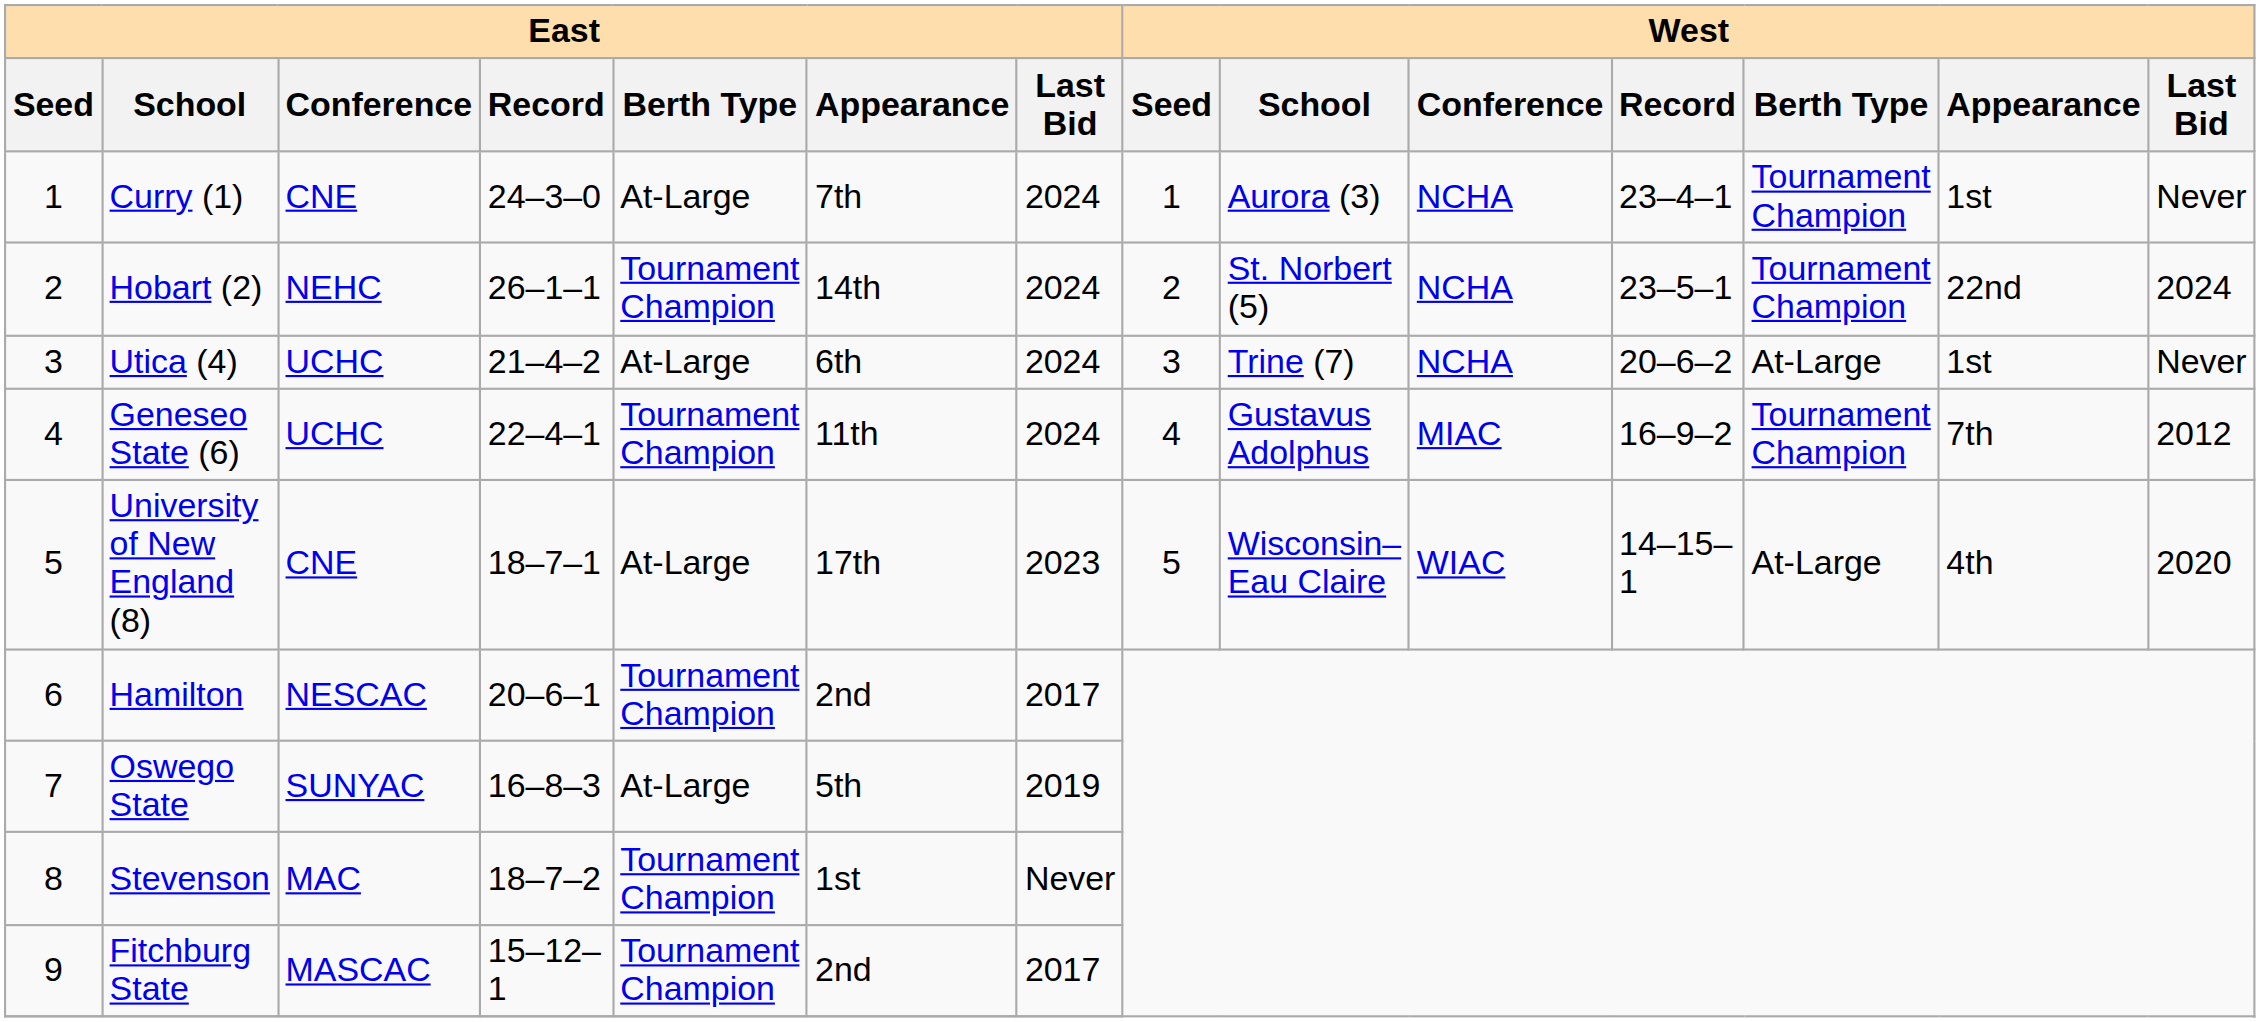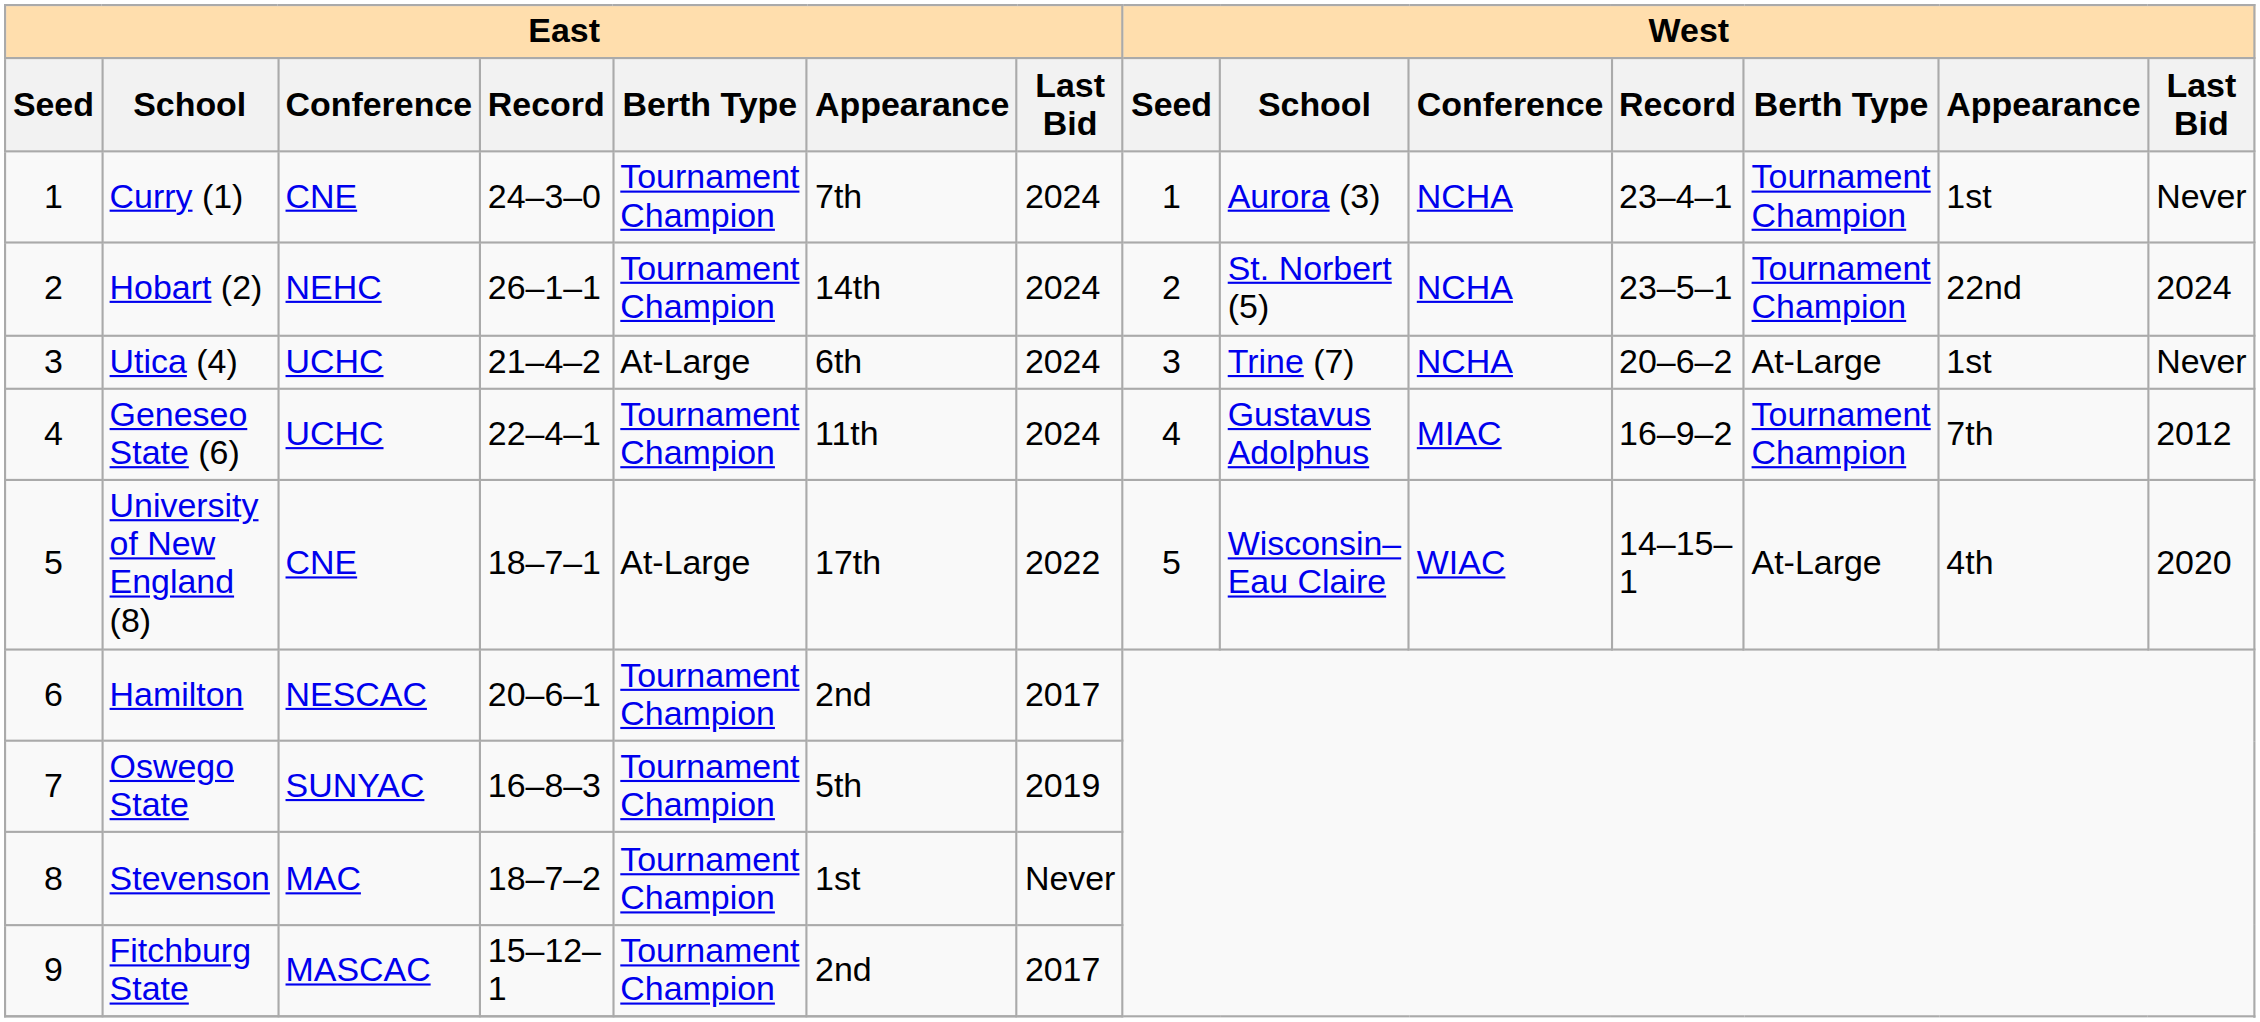(685, 196) At-Large -> (710, 196) Tournament Champion
(1063, 564) 2023 -> (1063, 564) 2022
(685, 786) At-Large -> (710, 786) Tournament Champion
